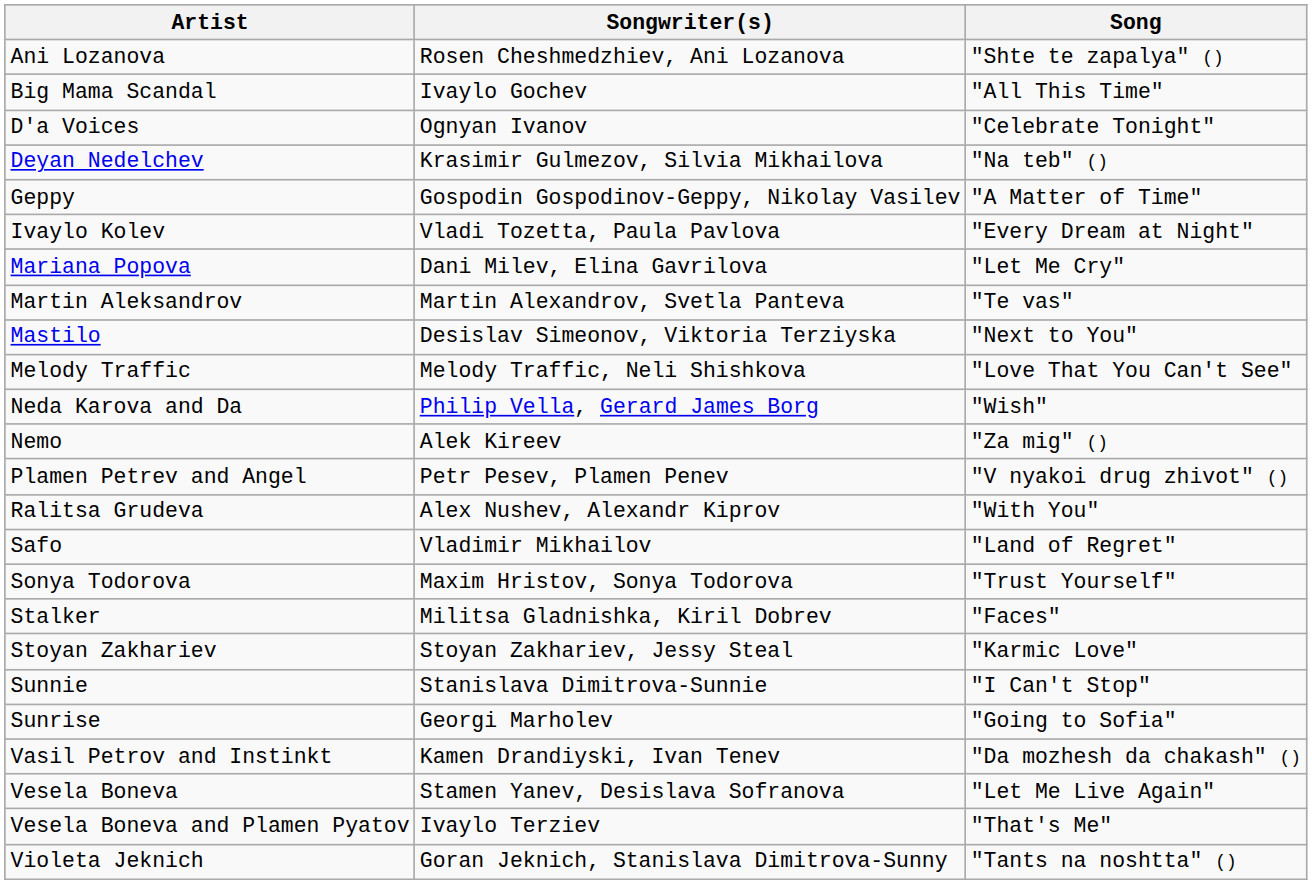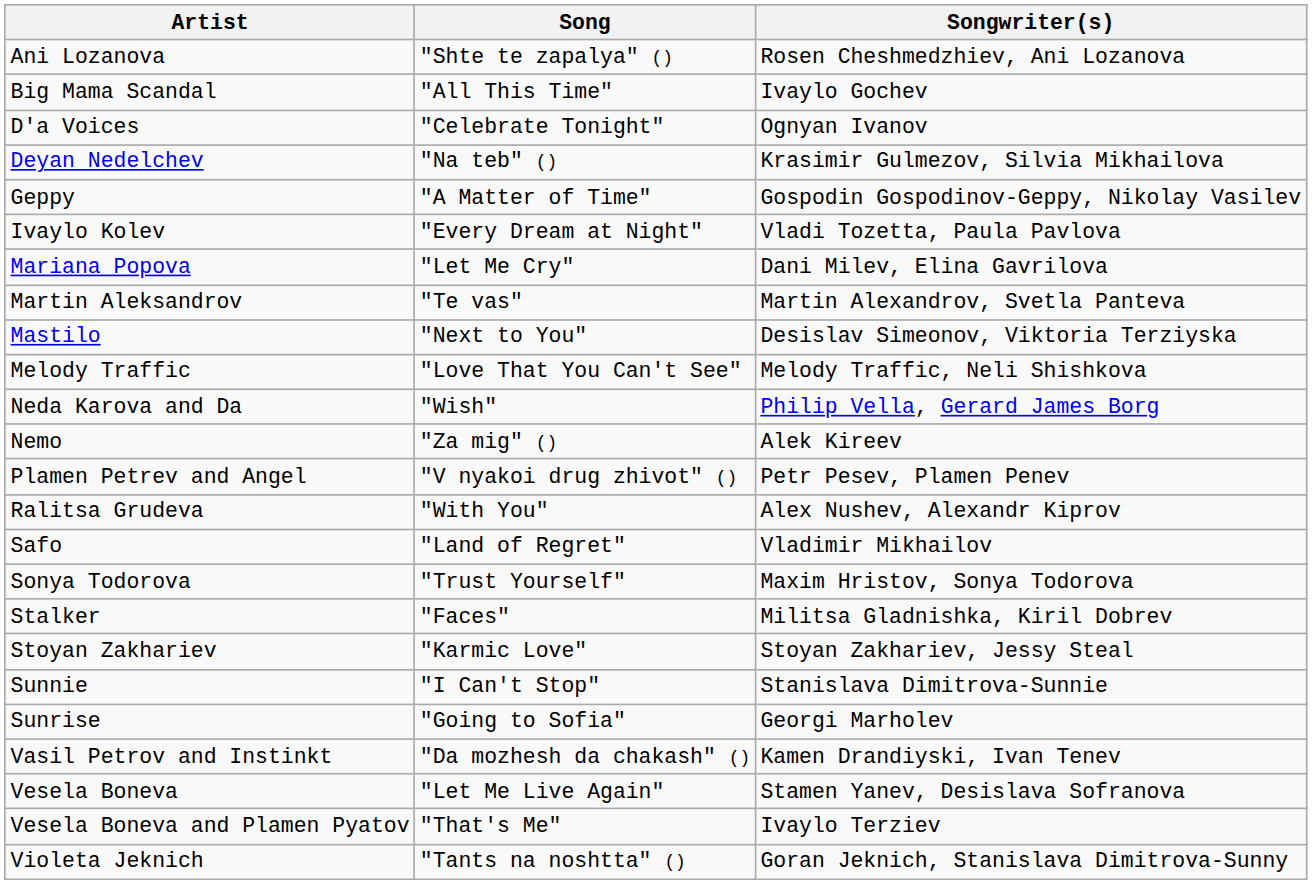columns swapped: (1136, 22) <-> (690, 22)
